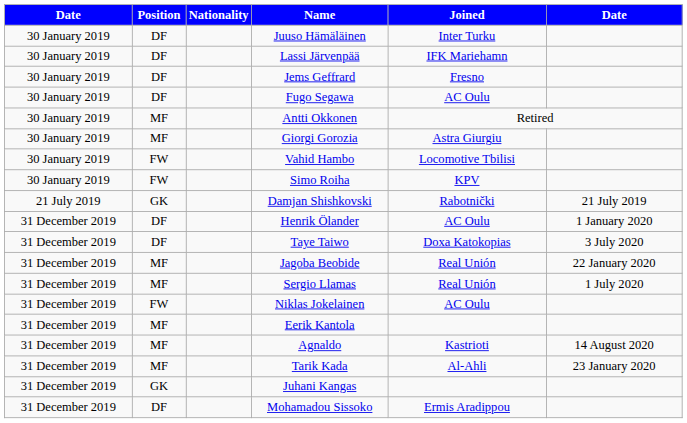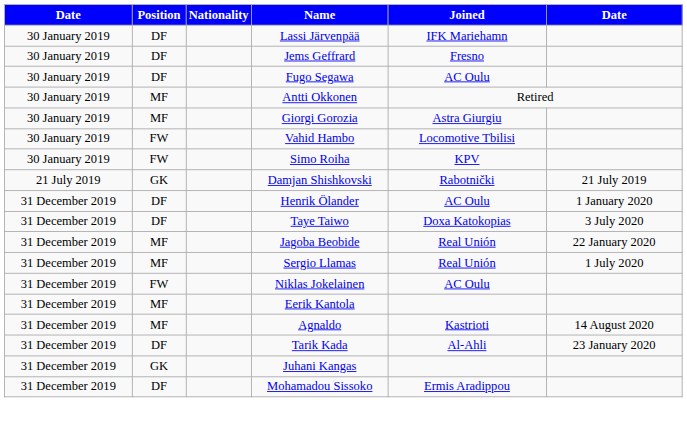- row: (320, 35)
(159, 366) MF -> (159, 345) DF
